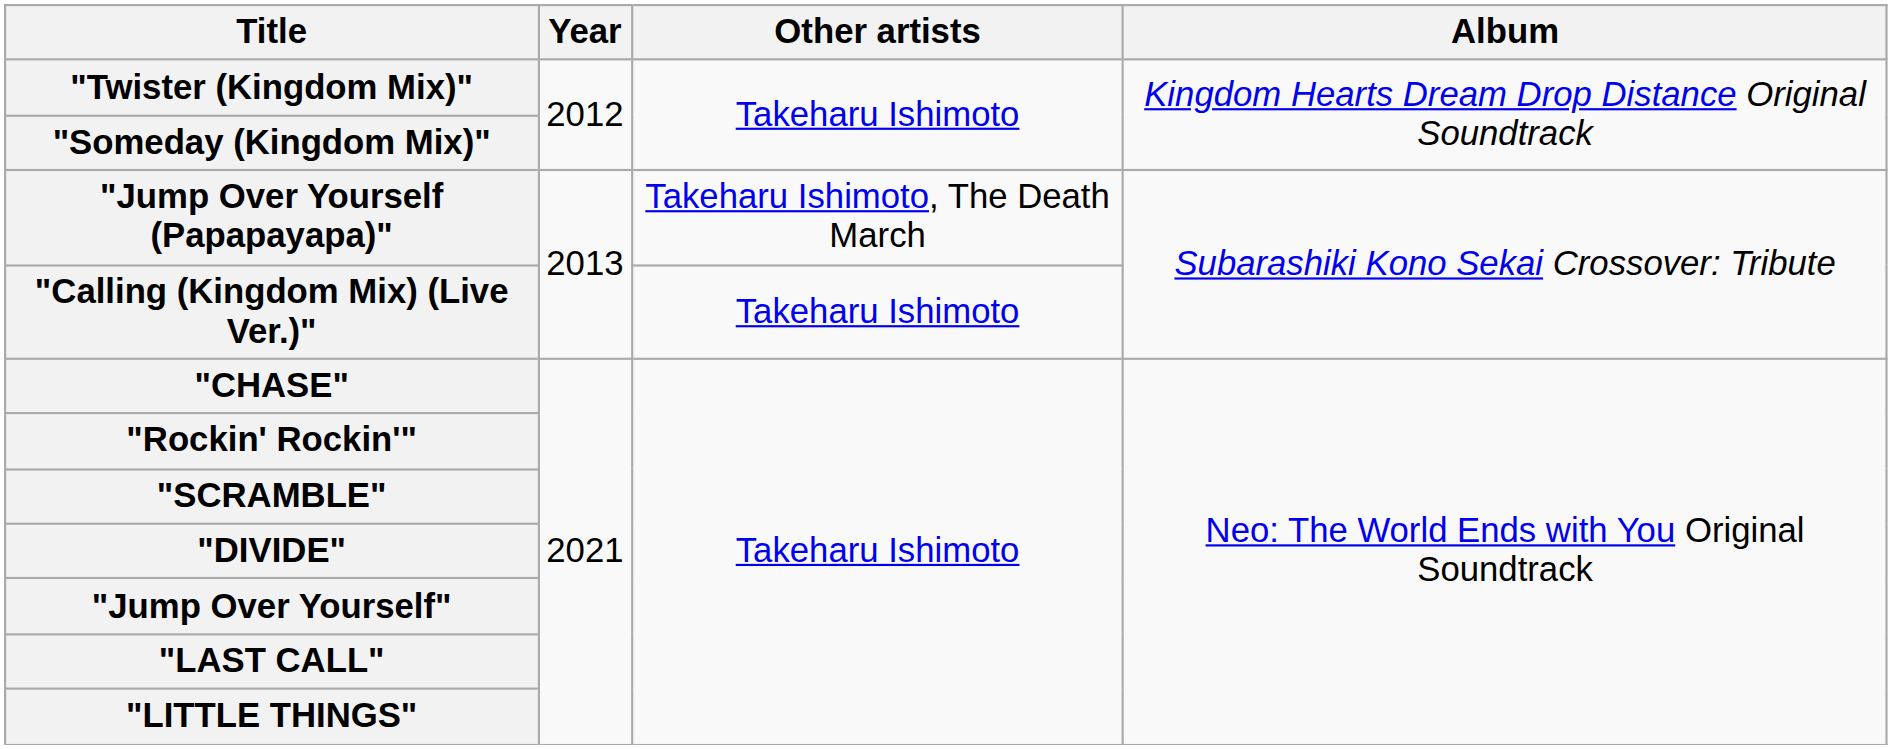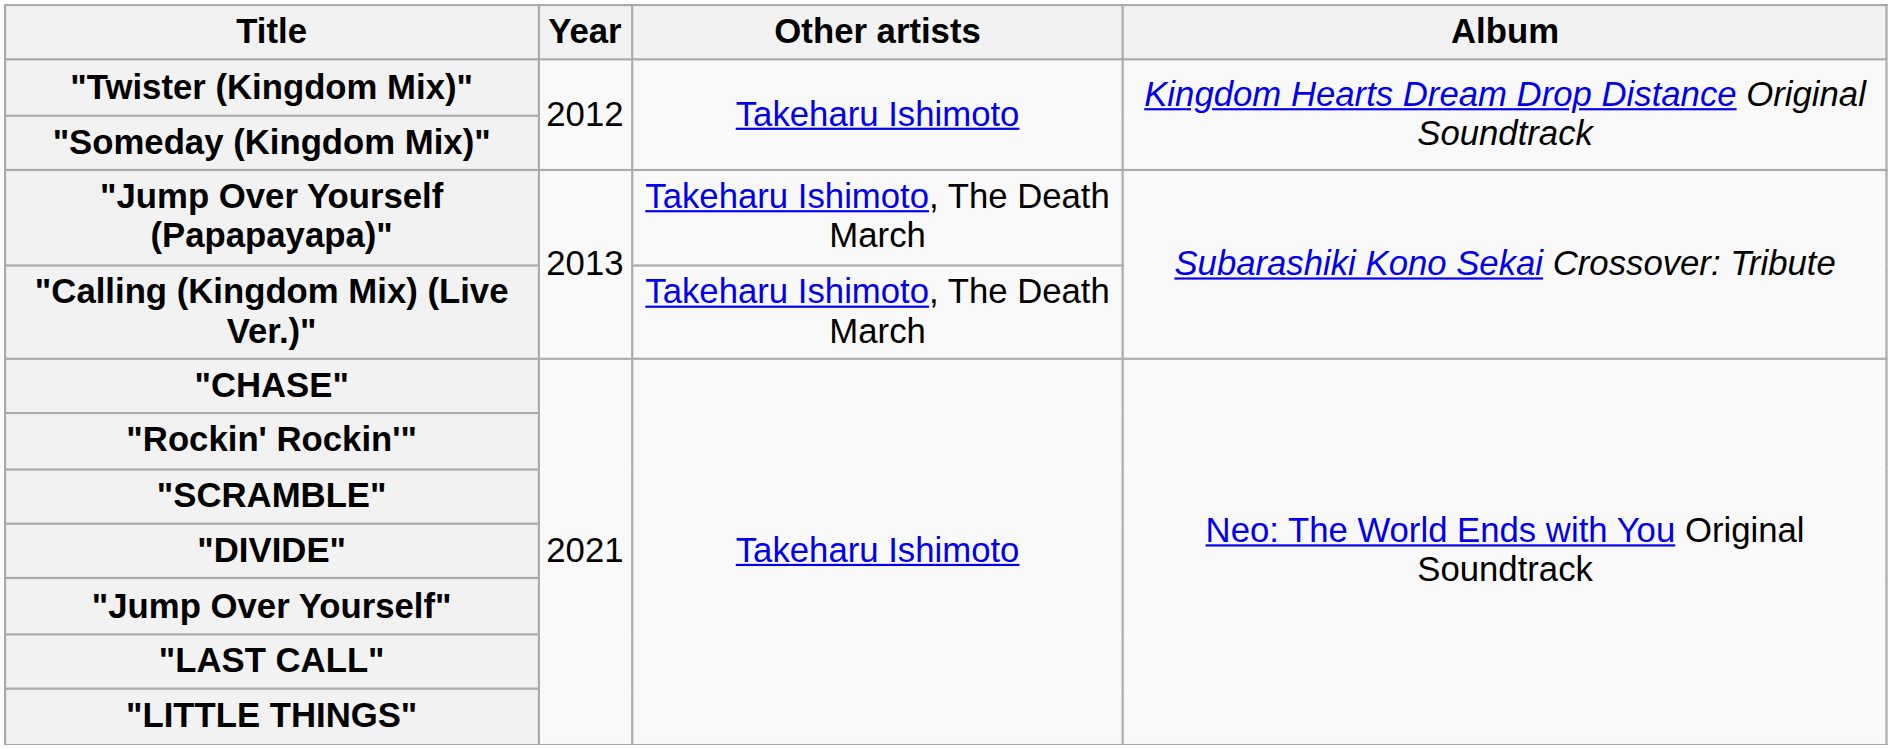(878, 310) Takeharu Ishimoto -> (878, 310) Takeharu Ishimoto, The Death March
